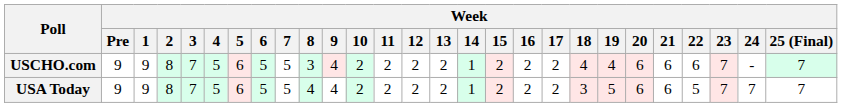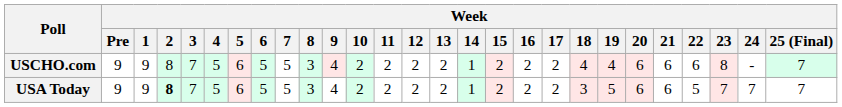(724, 65) 7 -> (724, 65) 8
(169, 89) normal -> (169, 89) bold
(311, 89) 4 -> (311, 89) 3
